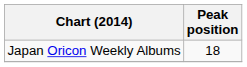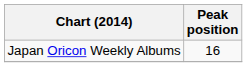(213, 51) 18 -> (213, 51) 16
